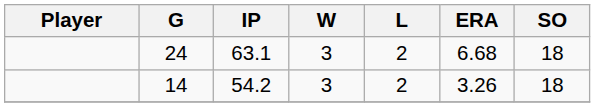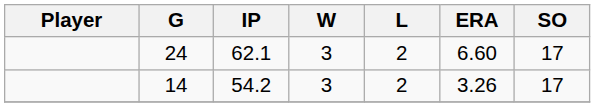(251, 53) 63.1 -> (251, 53) 62.1
(477, 53) 6.68 -> (477, 53) 6.60
(552, 53) 18 -> (552, 53) 17
(552, 85) 18 -> (552, 85) 17
